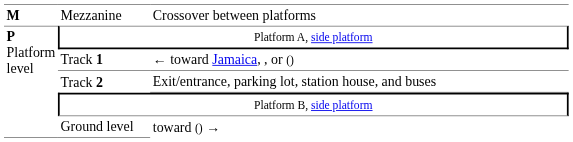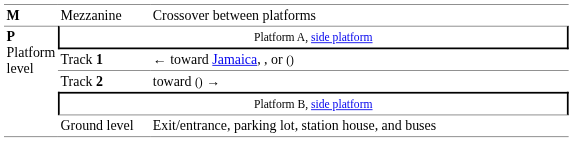(294, 81) Exit/entrance, parking lot, station house, and buses -> (186, 81) toward () →
(186, 127) toward () → -> (294, 125) Exit/entrance, parking lot, station house, and buses
